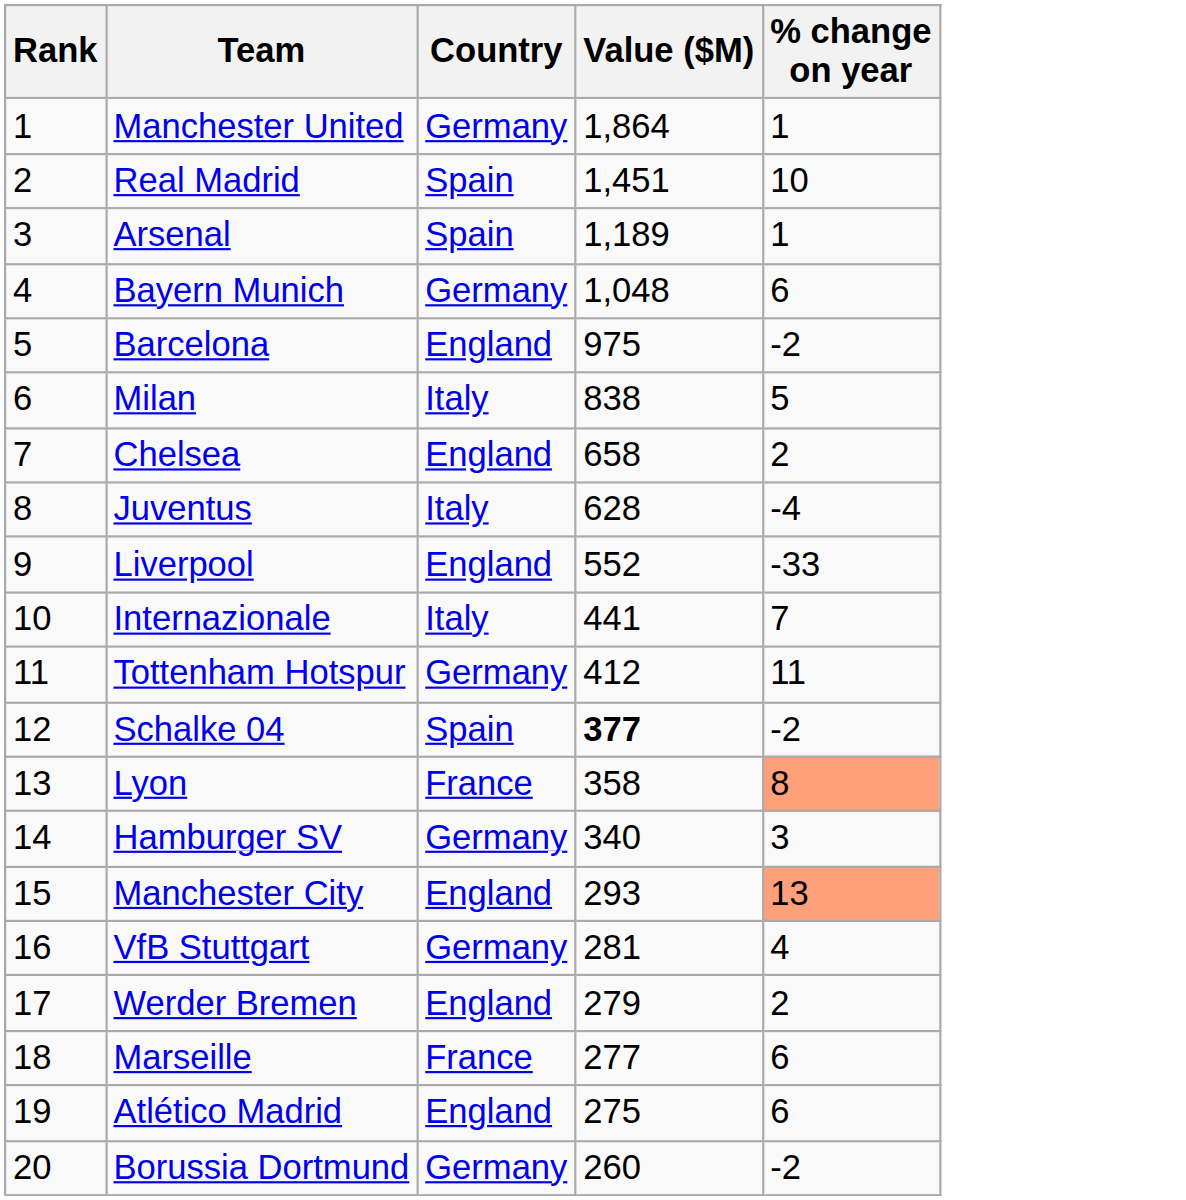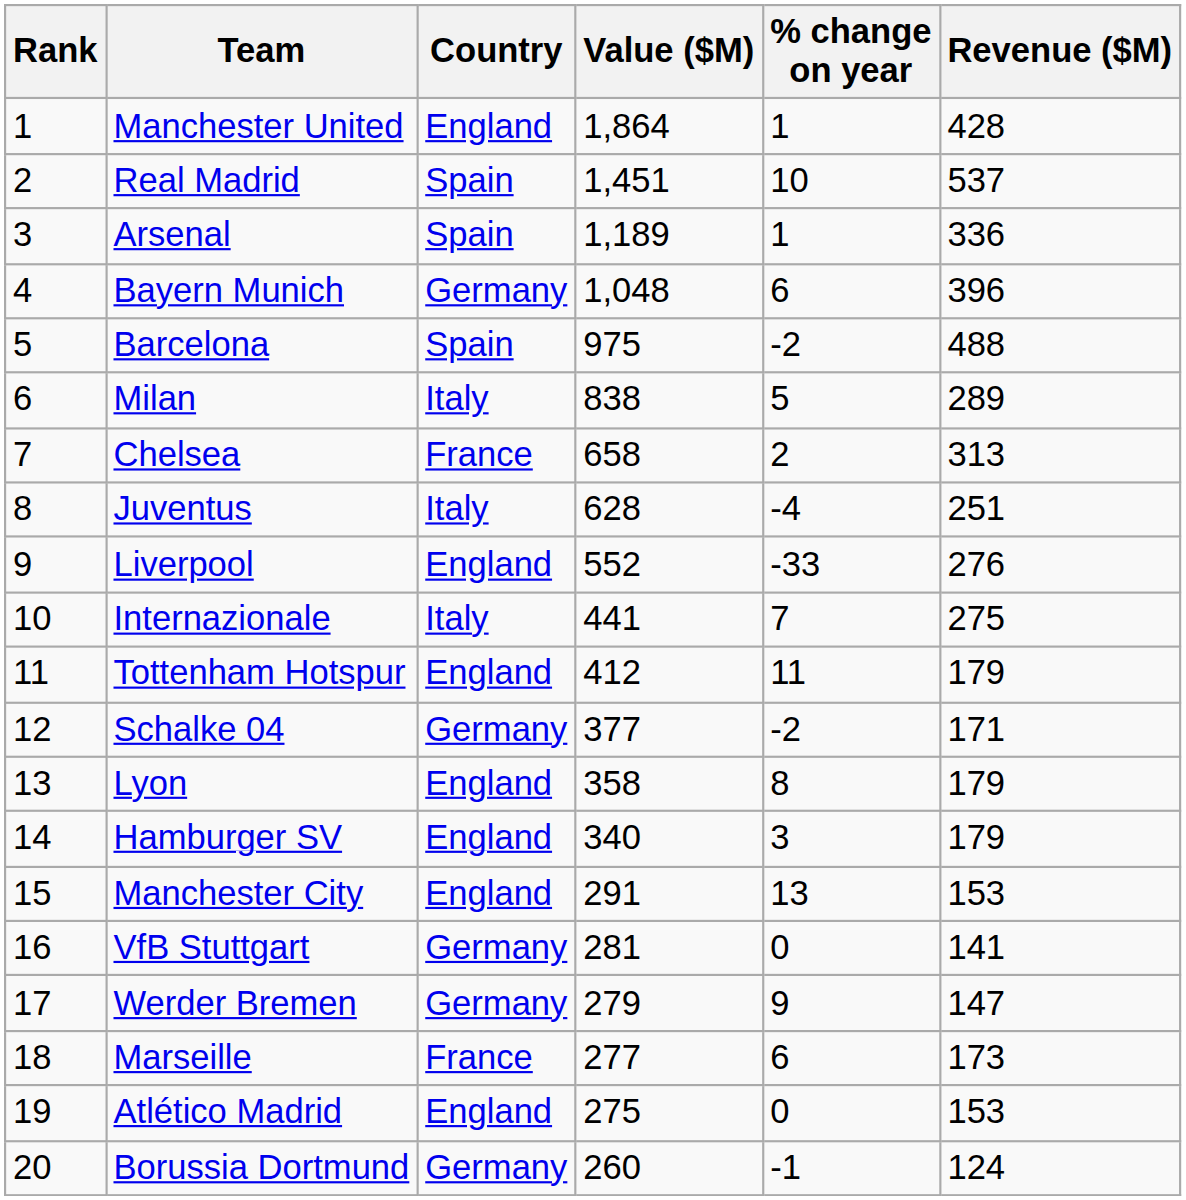+ column: (1060, 51)
(496, 125) Germany -> (489, 125) England
(489, 344) England -> (469, 344) Spain
(489, 454) England -> (479, 454) France
(496, 673) Germany -> (489, 673) England
(469, 728) Spain -> (496, 728) Germany
(612, 728) bold -> (612, 728) normal
(479, 783) France -> (489, 783) England
(780, 783) lightsalmon background -> (780, 783) no background
(496, 838) Germany -> (489, 838) England
(612, 892) 293 -> (612, 892) 291
(789, 892) lightsalmon background -> (789, 892) no background
(780, 947) 4 -> (780, 947) 0
(489, 1002) England -> (496, 1002) Germany
(780, 1002) 2 -> (780, 1002) 9
(780, 1112) 6 -> (780, 1112) 0
(786, 1166) -2 -> (786, 1166) -1
